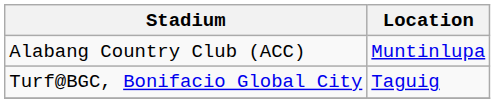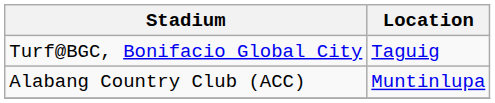rows swapped: (186, 82) <-> (157, 51)
